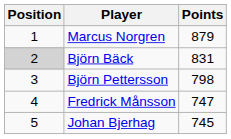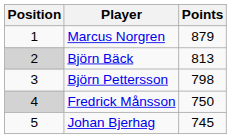(203, 58) 831 -> (203, 58) 813
(34, 101) no background -> (34, 101) lightgrey background
(203, 101) 747 -> (203, 101) 750
